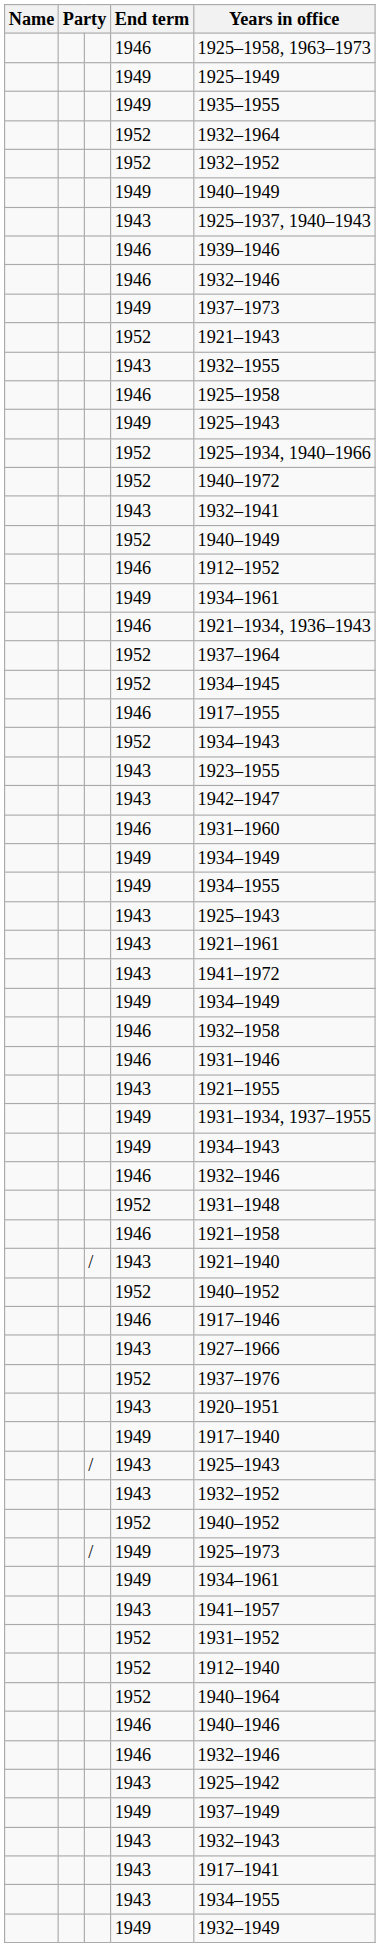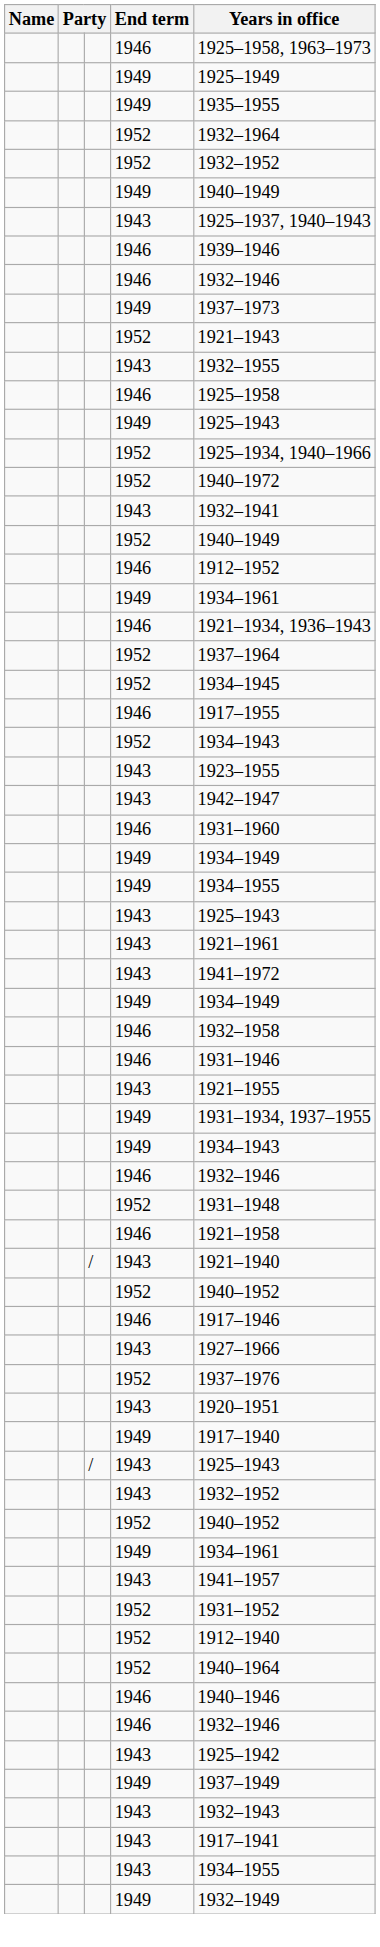- row: (91, 1552)
